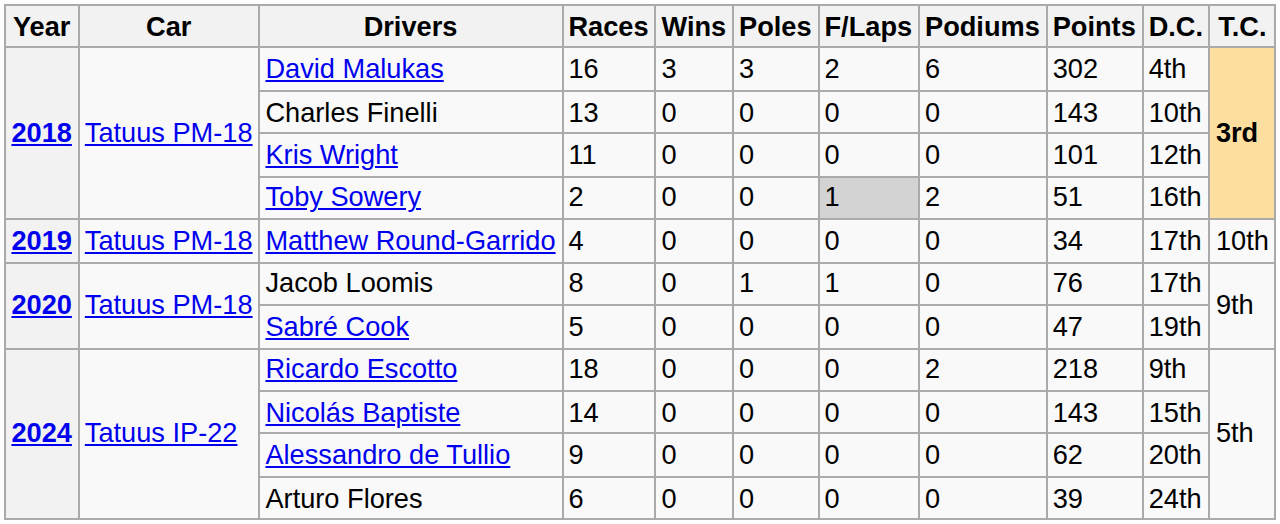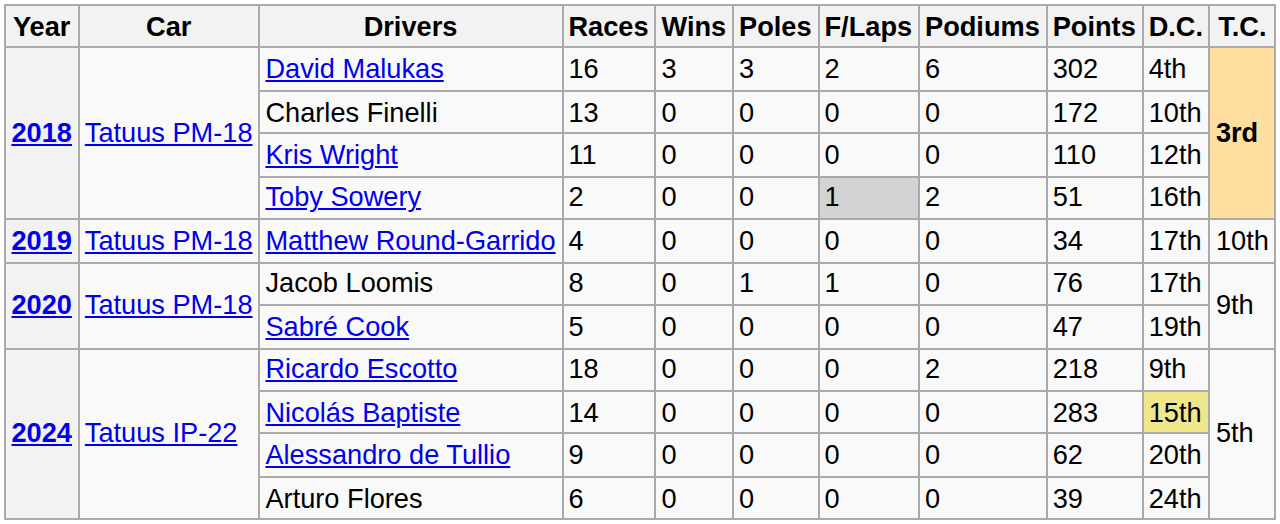(1075, 112) 143 -> (1075, 112) 172
(1075, 155) 101 -> (1074, 155) 110
(1075, 412) 143 -> (1075, 412) 283
(1175, 412) no background -> (1175, 412) khaki background
